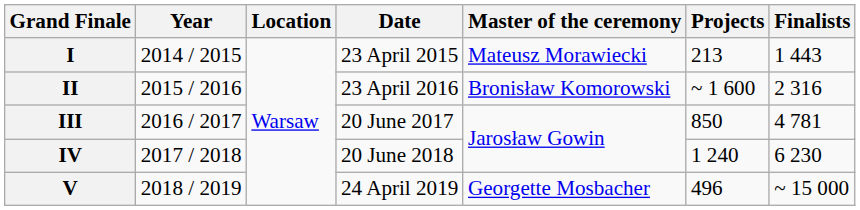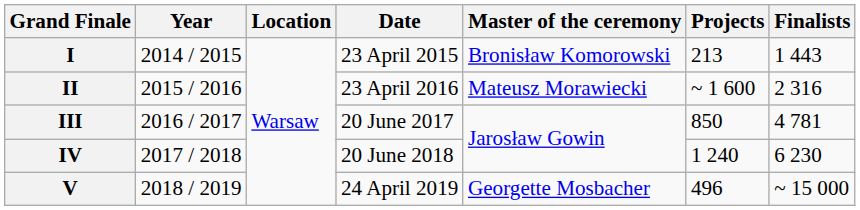(557, 54) Mateusz Morawiecki -> (569, 54) Bronisław Komorowski
(569, 88) Bronisław Komorowski -> (557, 88) Mateusz Morawiecki
